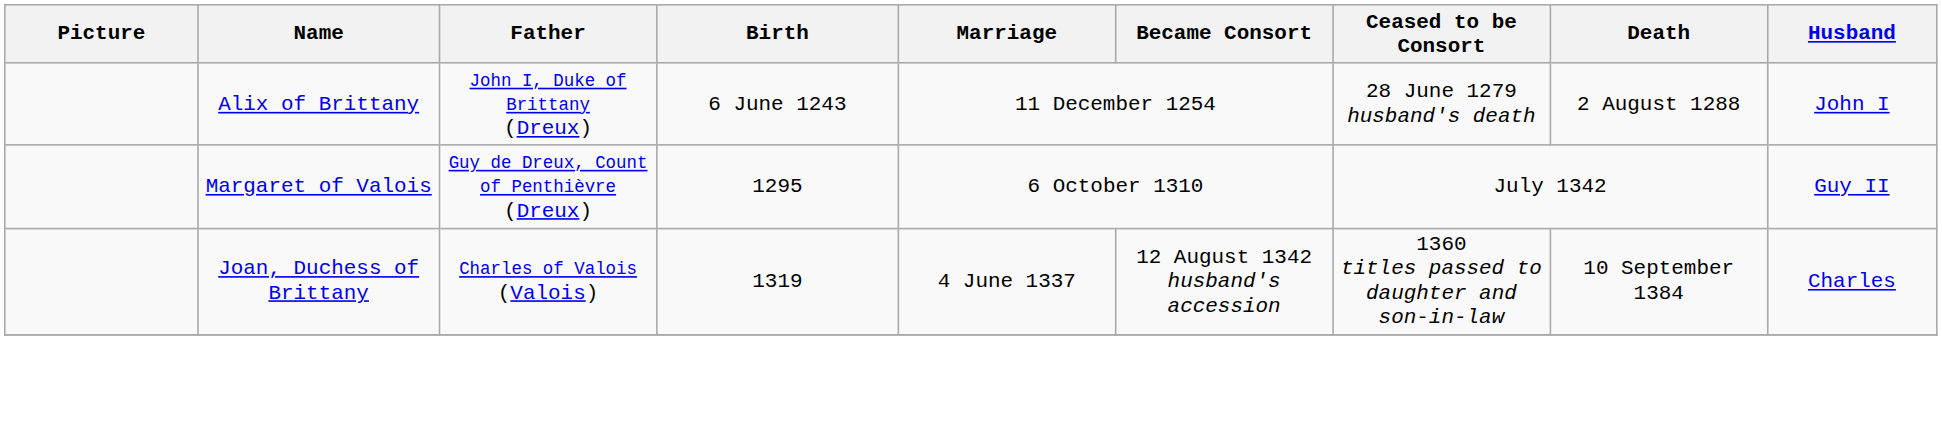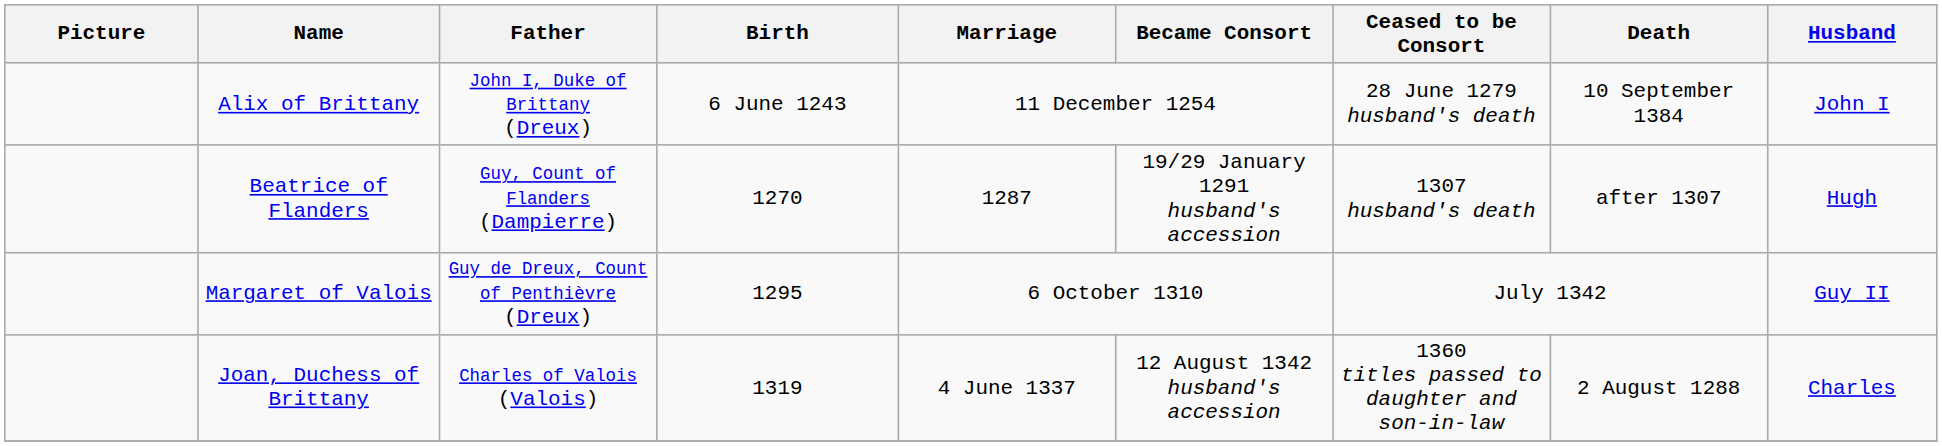(1659, 104) 2 August 1288 -> (1659, 104) 10 September 1384
+ row: (319, 199)
(1659, 281) 10 September 1384 -> (1659, 388) 2 August 1288
